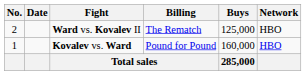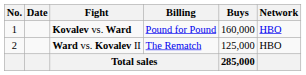rows swapped: (92, 45) <-> (97, 29)
